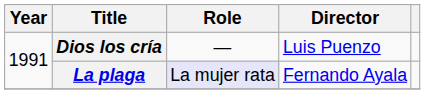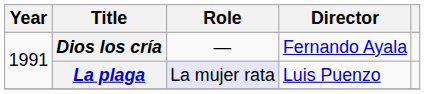(332, 46) Luis Puenzo -> (345, 46) Fernando Ayala
(345, 74) Fernando Ayala -> (332, 74) Luis Puenzo
